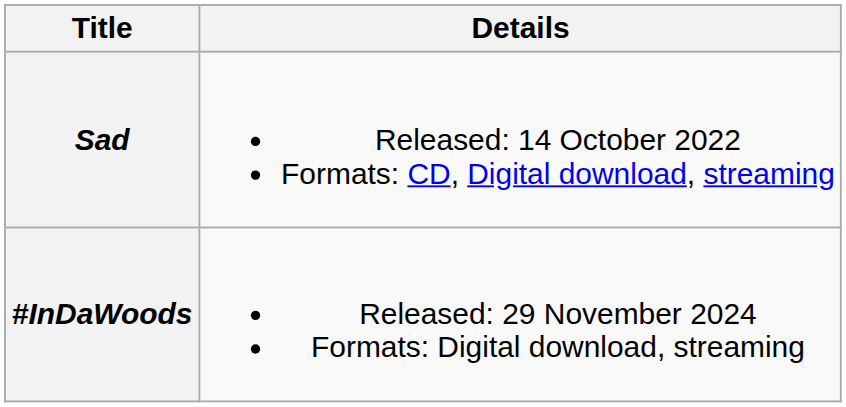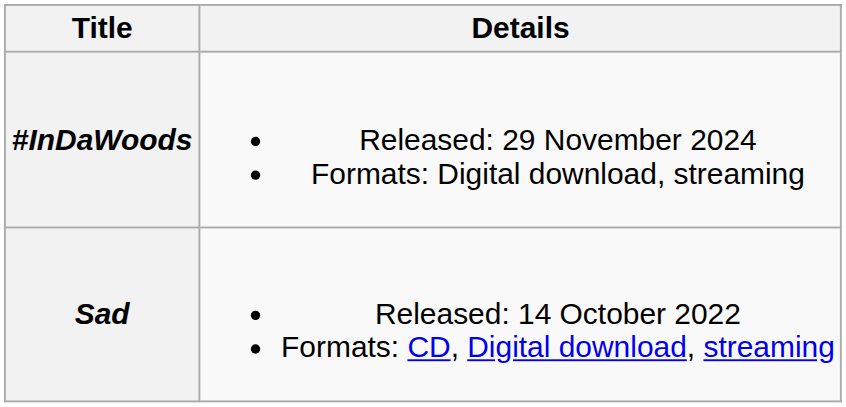rows swapped: (102, 139) <-> (102, 313)
